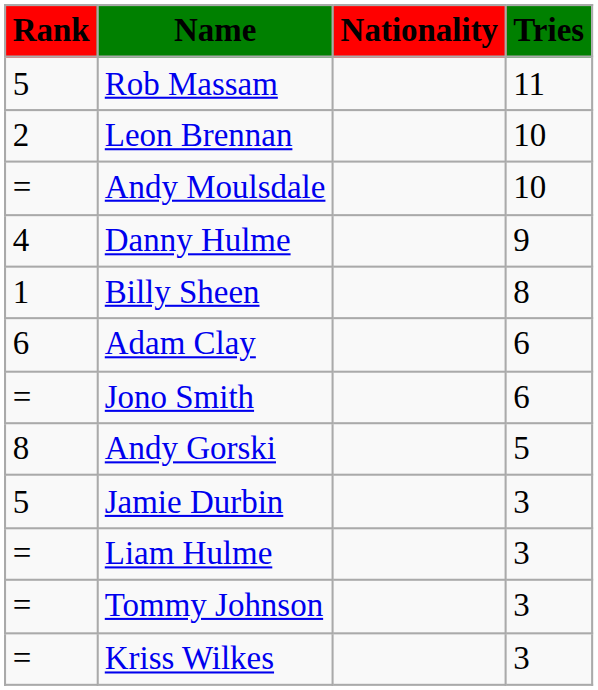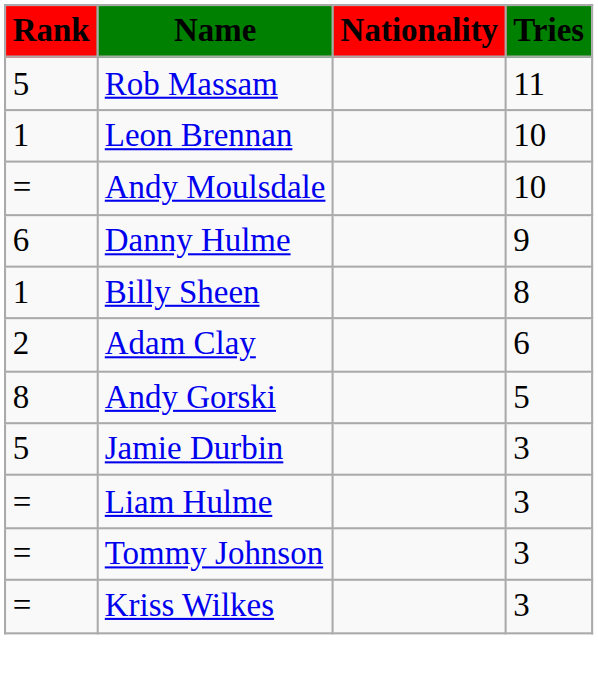(21, 135) 2 -> (21, 135) 1
(21, 239) 4 -> (21, 239) 6
(21, 344) 6 -> (21, 344) 2
- row: (179, 396)
